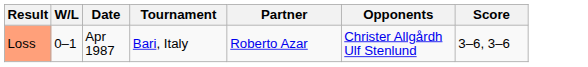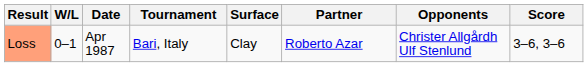+ column: (255, 15)
